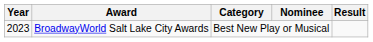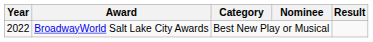(18, 28) 2023 -> (18, 28) 2022
